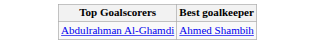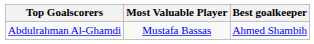+ column: (177, 13)
